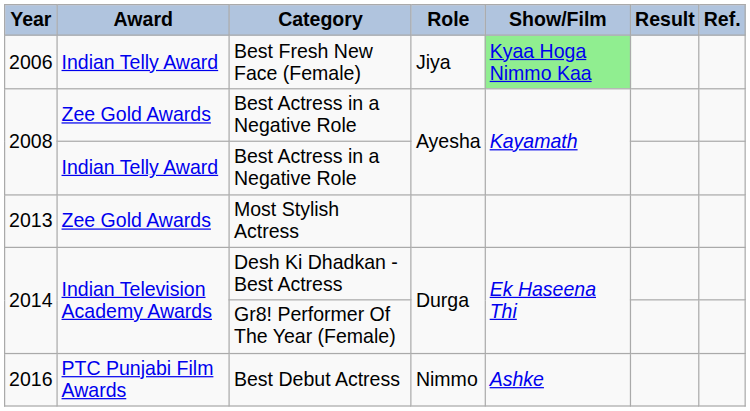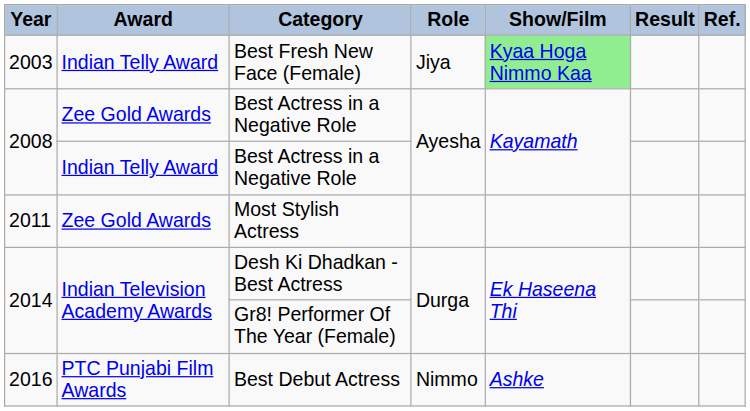(31, 61) 2006 -> (31, 61) 2003
(31, 220) 2013 -> (30, 220) 2011
